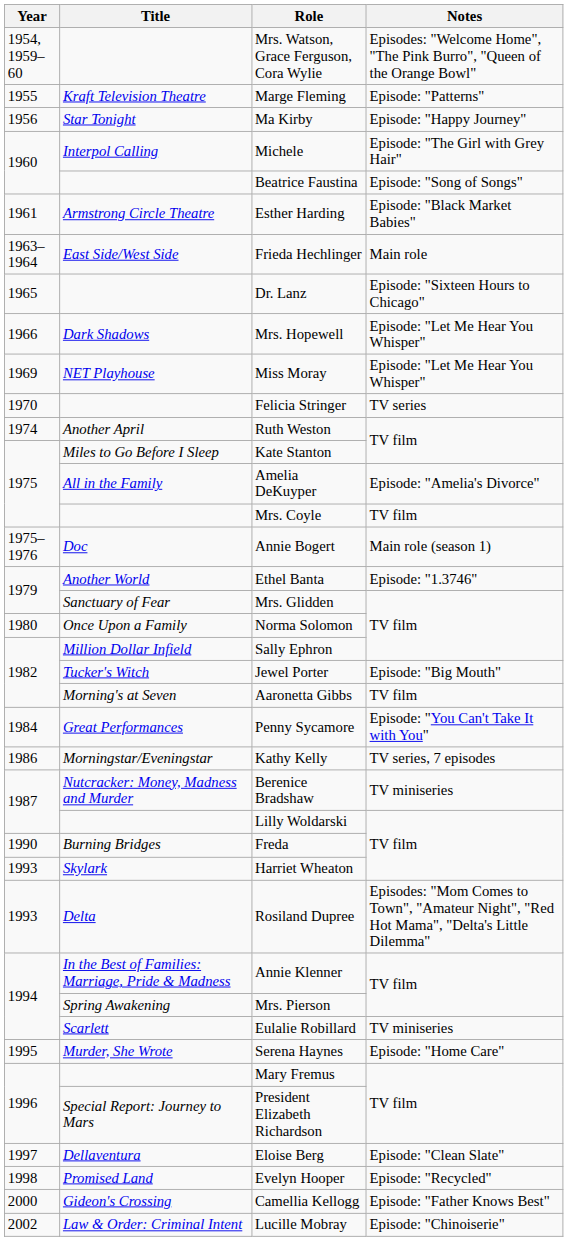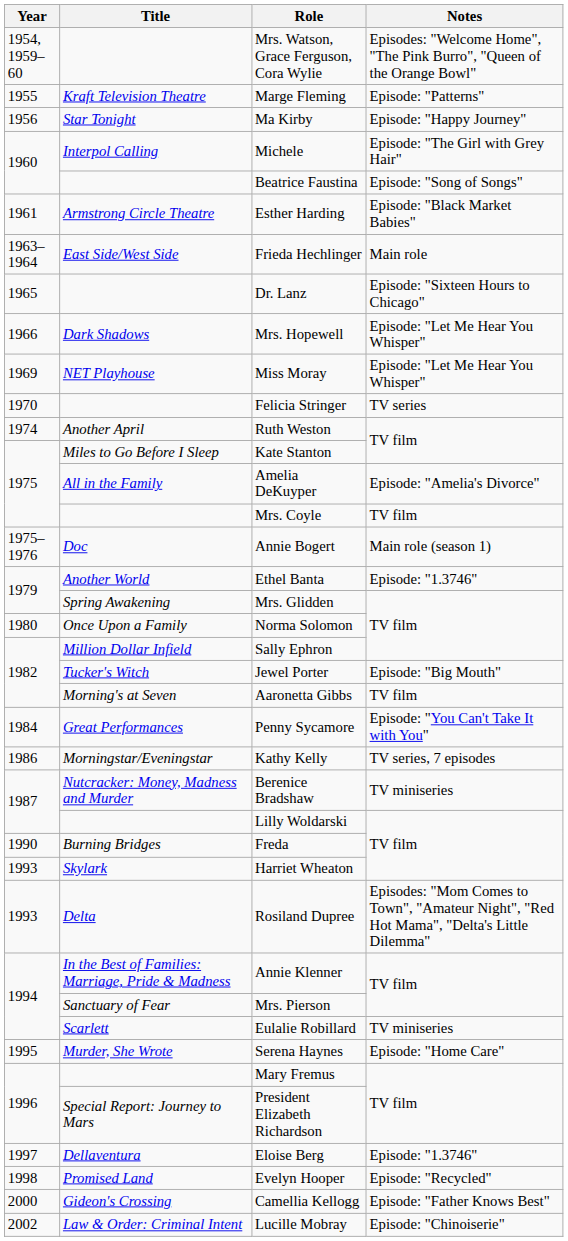(116, 601) Sanctuary of Fear -> (117, 601) Spring Awakening
(117, 1004) Spring Awakening -> (116, 1004) Sanctuary of Fear
(437, 1154) Episode: "Clean Slate" -> (423, 1154) Episode: "1.3746"
